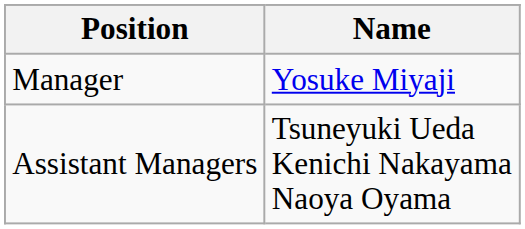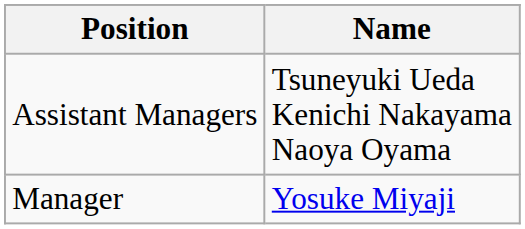rows swapped: (68, 78) <-> (135, 163)
